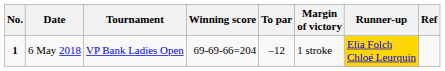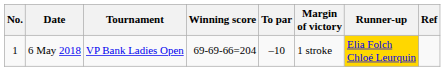(15, 51) bold -> (15, 51) normal
(277, 51) –12 -> (277, 51) –10
